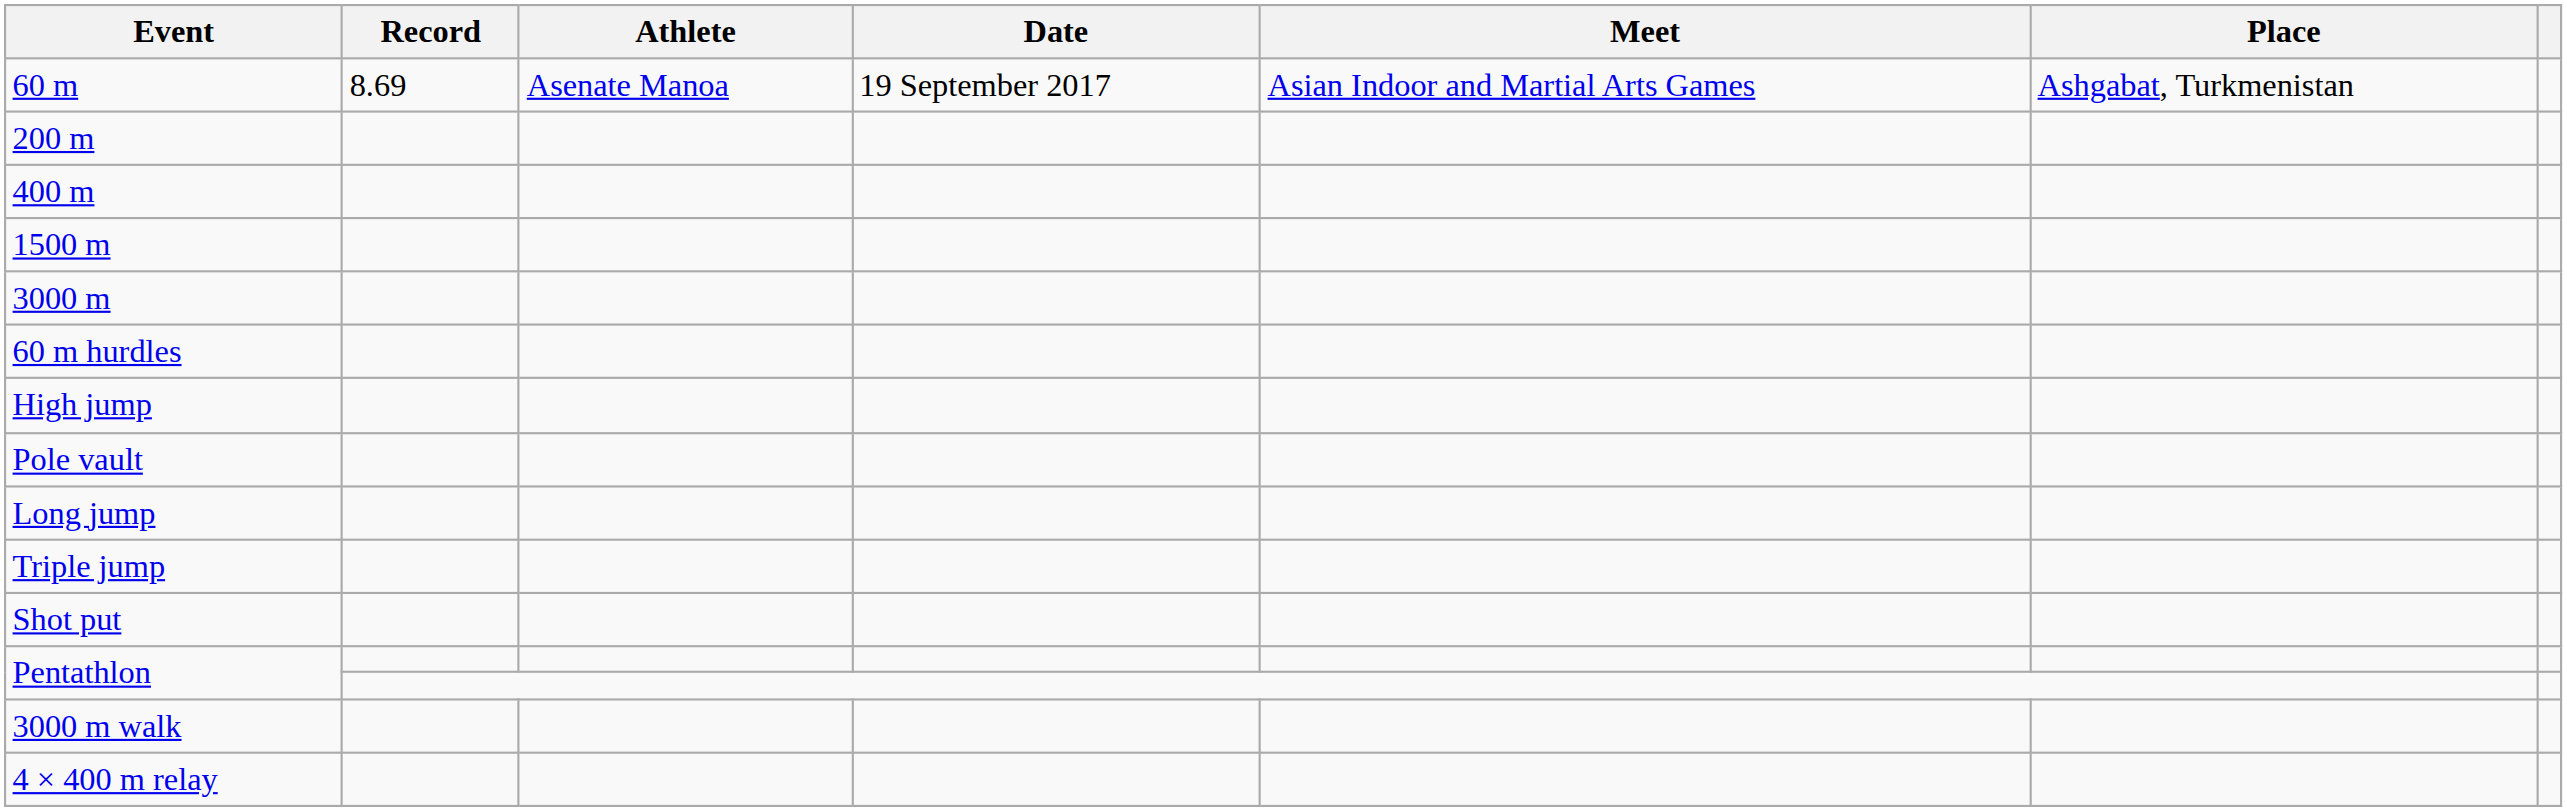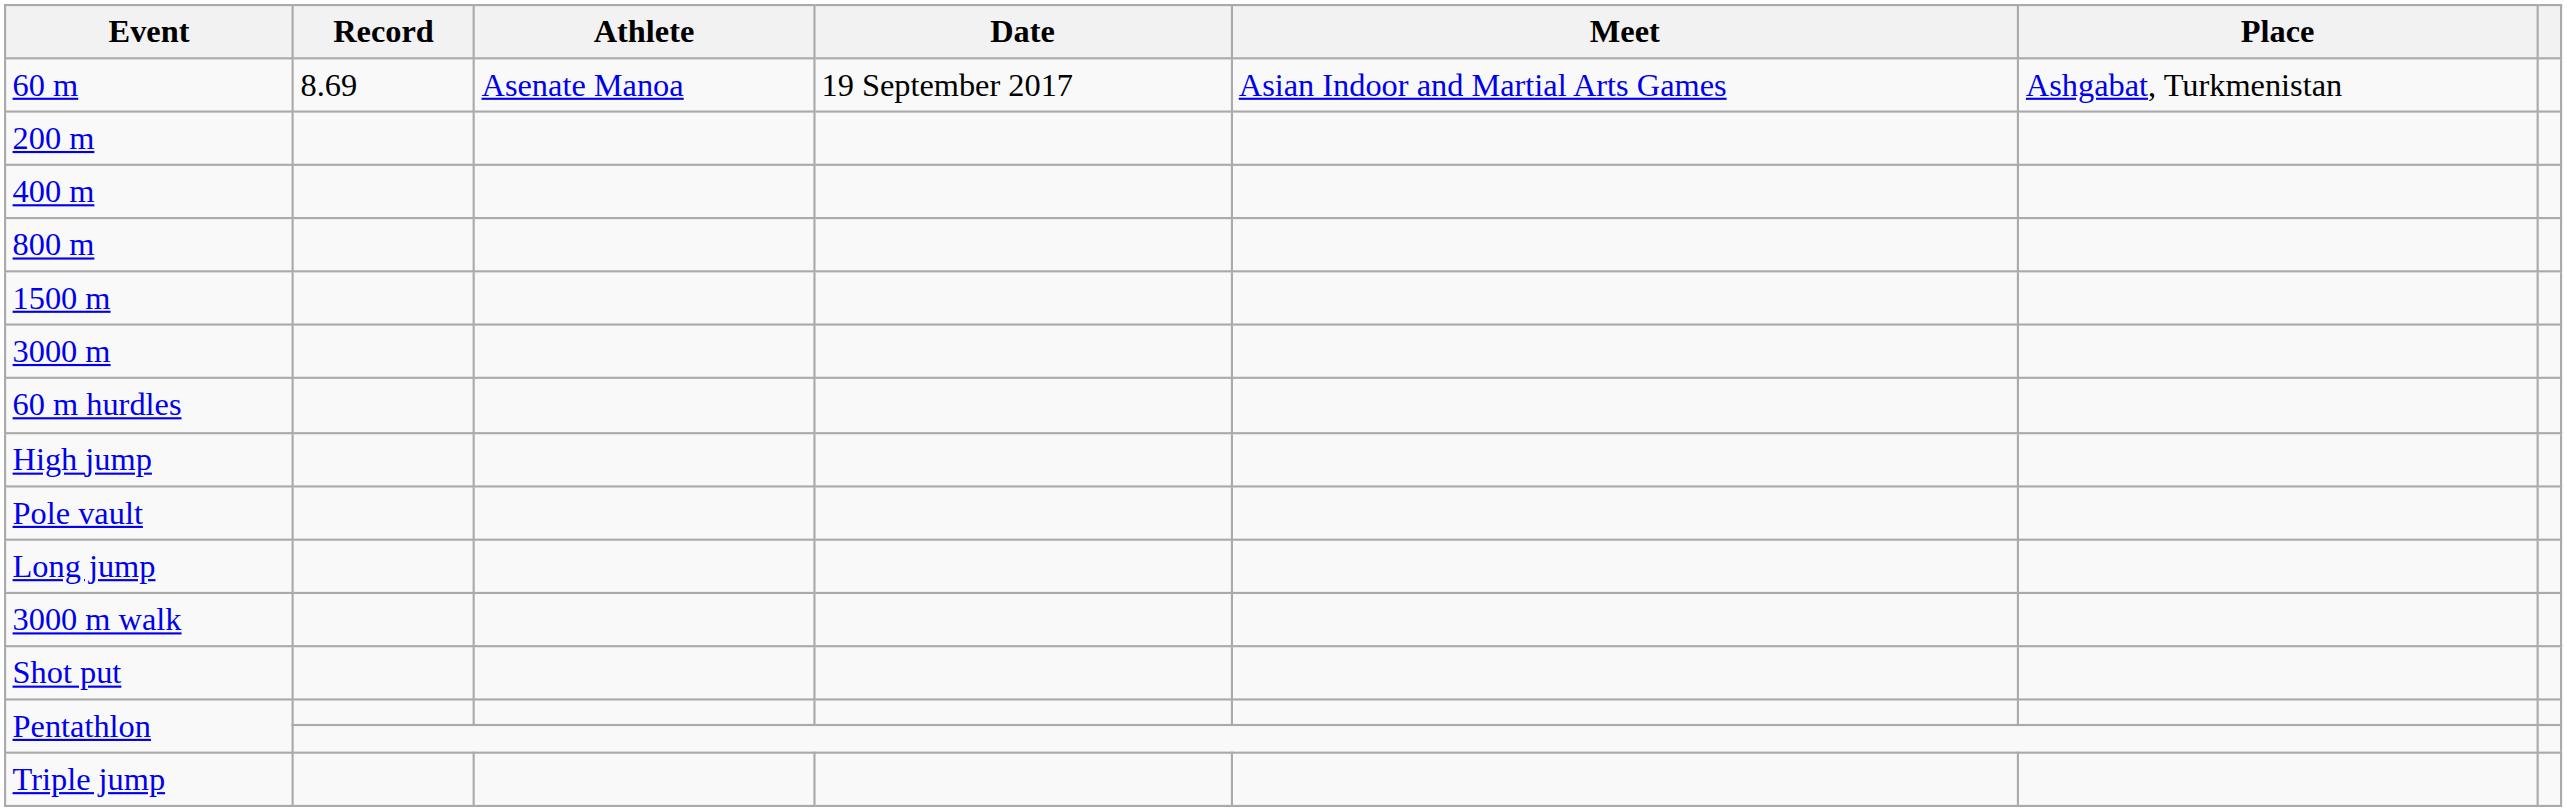+ row: (53, 244)
rows swapped: (89, 565) <-> (97, 725)
- row: (115, 778)
